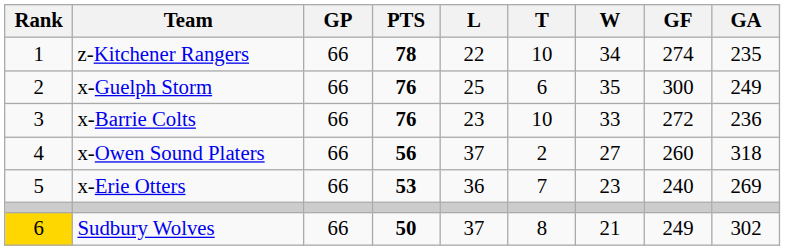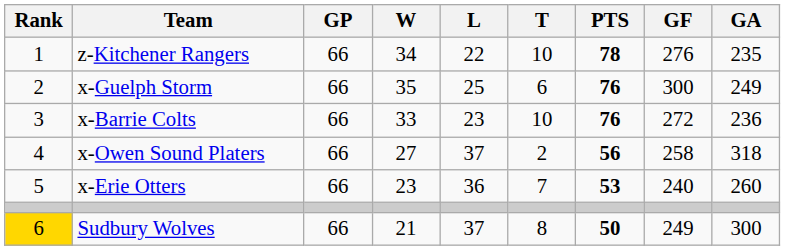columns swapped: (610, 20) <-> (406, 20)
(678, 53) 274 -> (678, 53) 276
(678, 152) 260 -> (678, 152) 258
(746, 185) 269 -> (746, 185) 260
(746, 228) 302 -> (746, 228) 300
